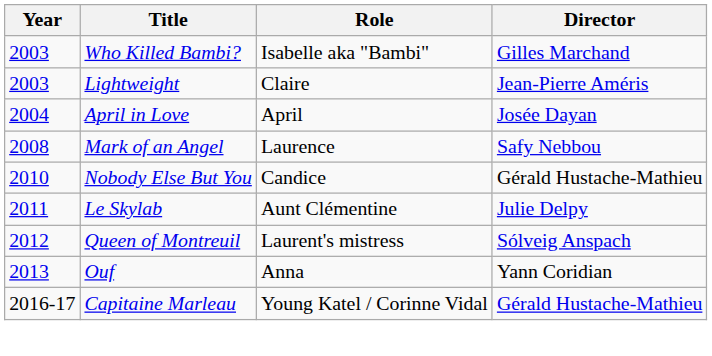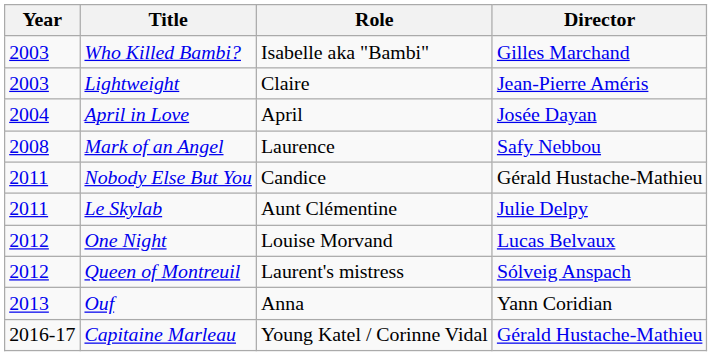(29, 177) 2010 -> (29, 177) 2011
+ row: (126, 240)
